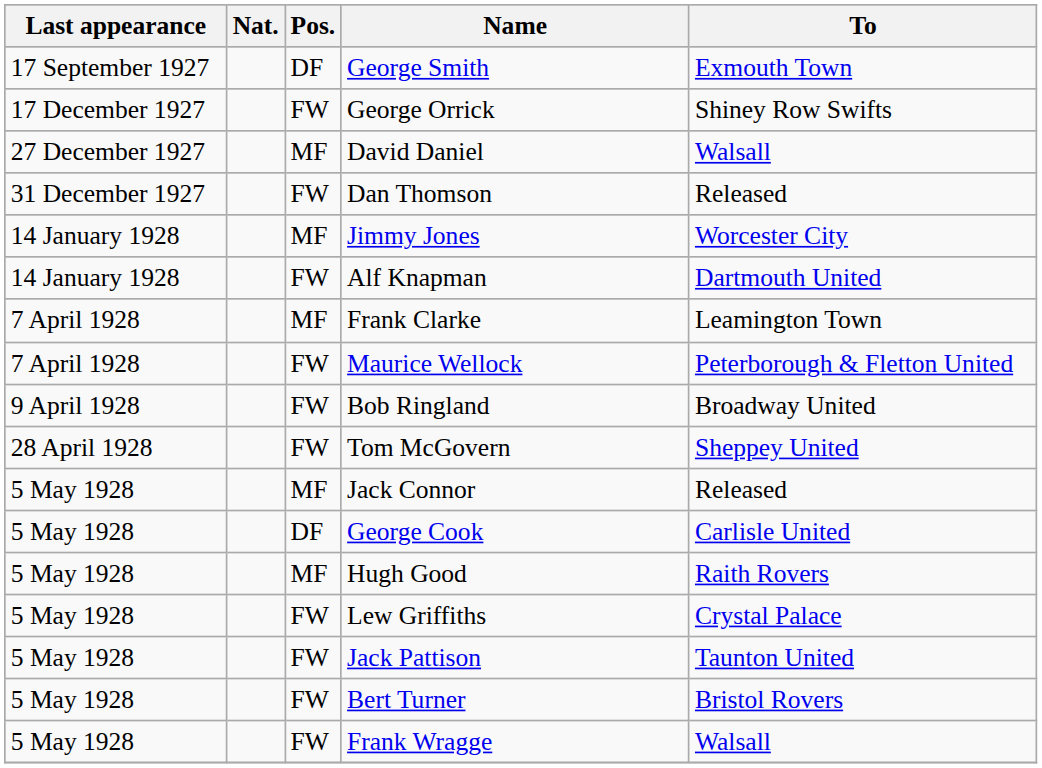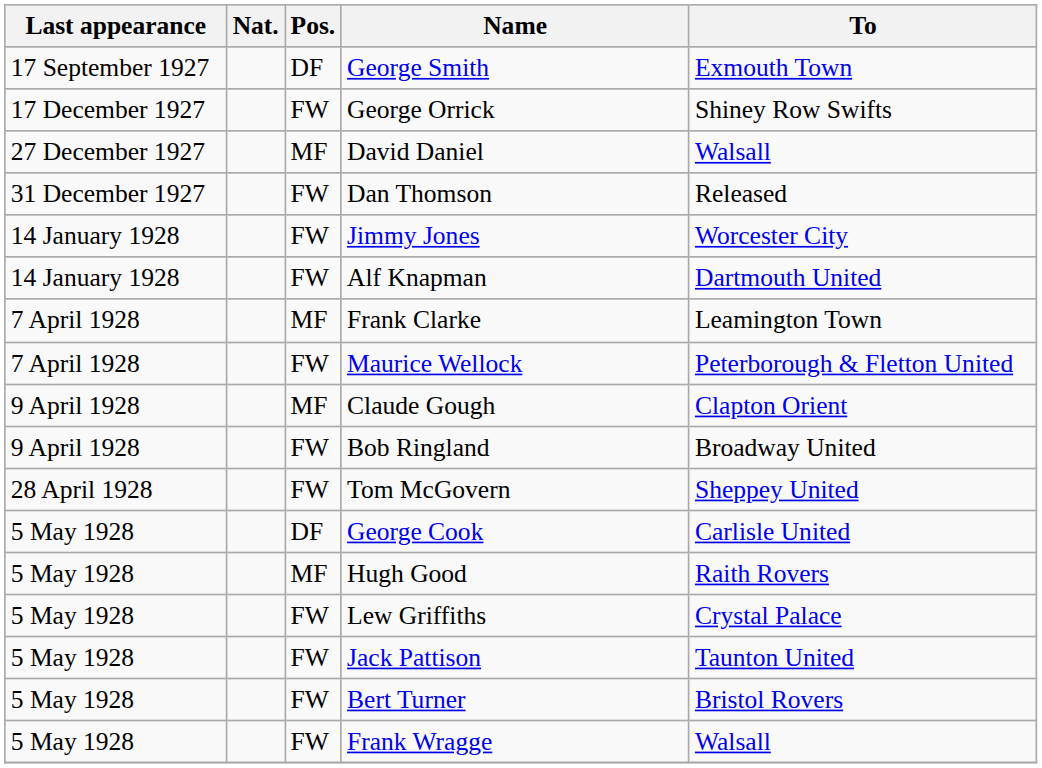(309, 236) MF -> (310, 236) FW
+ row: (421, 404)
- row: (411, 488)
